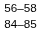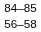rows swapped: (21, 8) <-> (21, 24)
